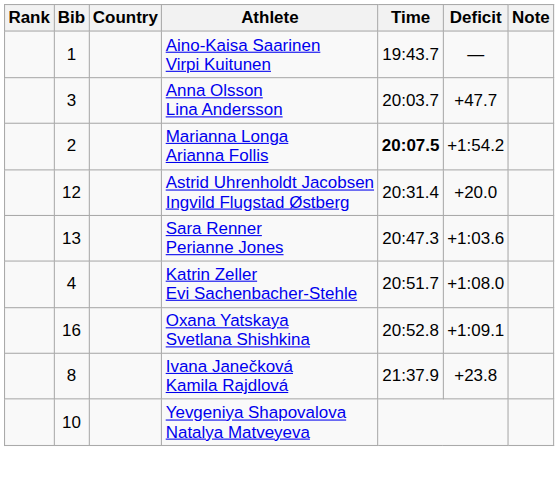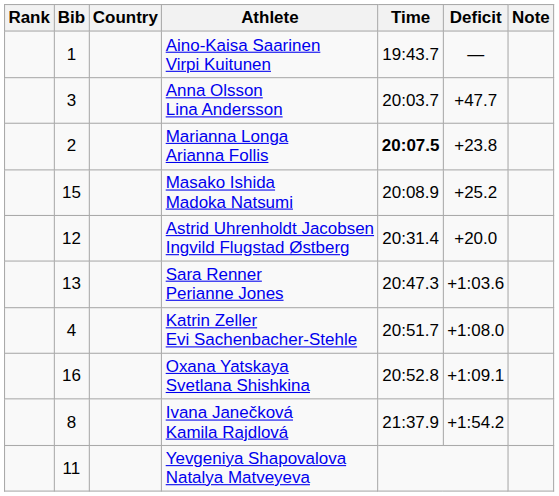(476, 146) +1:54.2 -> (476, 146) +23.8
+ row: (229, 192)
(476, 376) +23.8 -> (476, 422) +1:54.2
(71, 422) 10 -> (71, 468) 11
